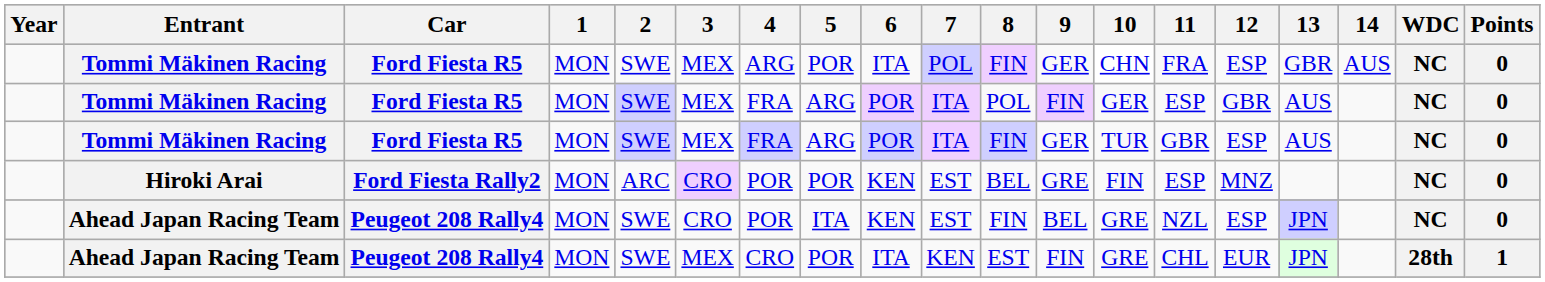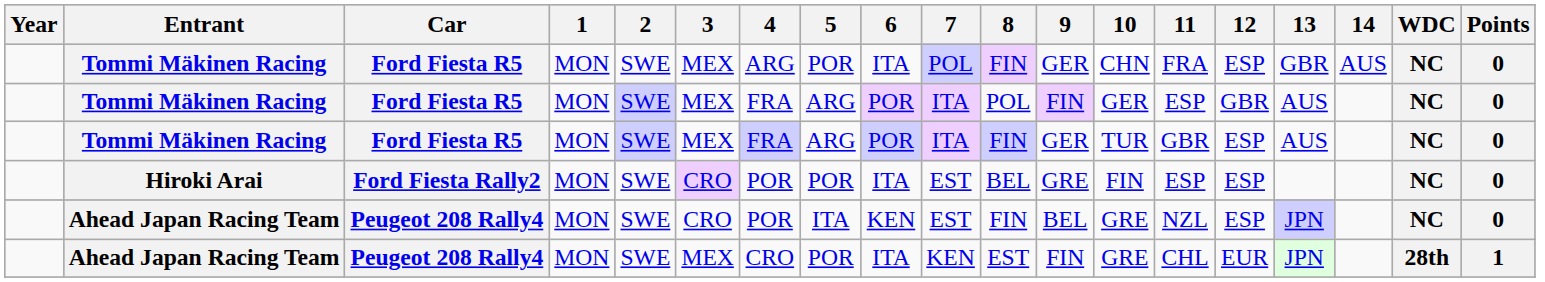(645, 180) ARC -> (645, 180) SWE
(891, 180) KEN -> (891, 180) ITA
(1247, 180) MNZ -> (1245, 180) ESP
